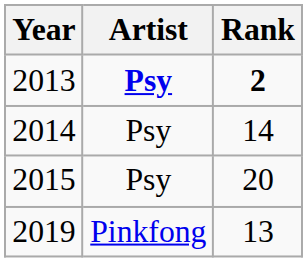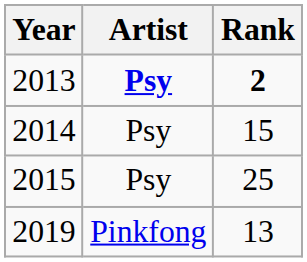(258, 130) 14 -> (258, 130) 15
(258, 180) 20 -> (258, 180) 25
